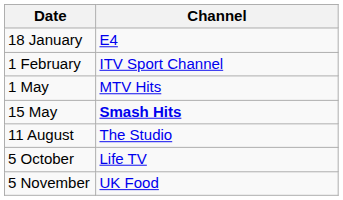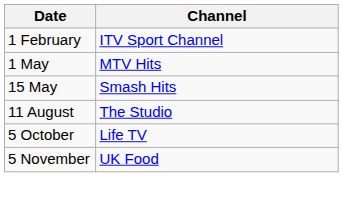- row: (45, 40)
(140, 111) bold -> (138, 87) normal
